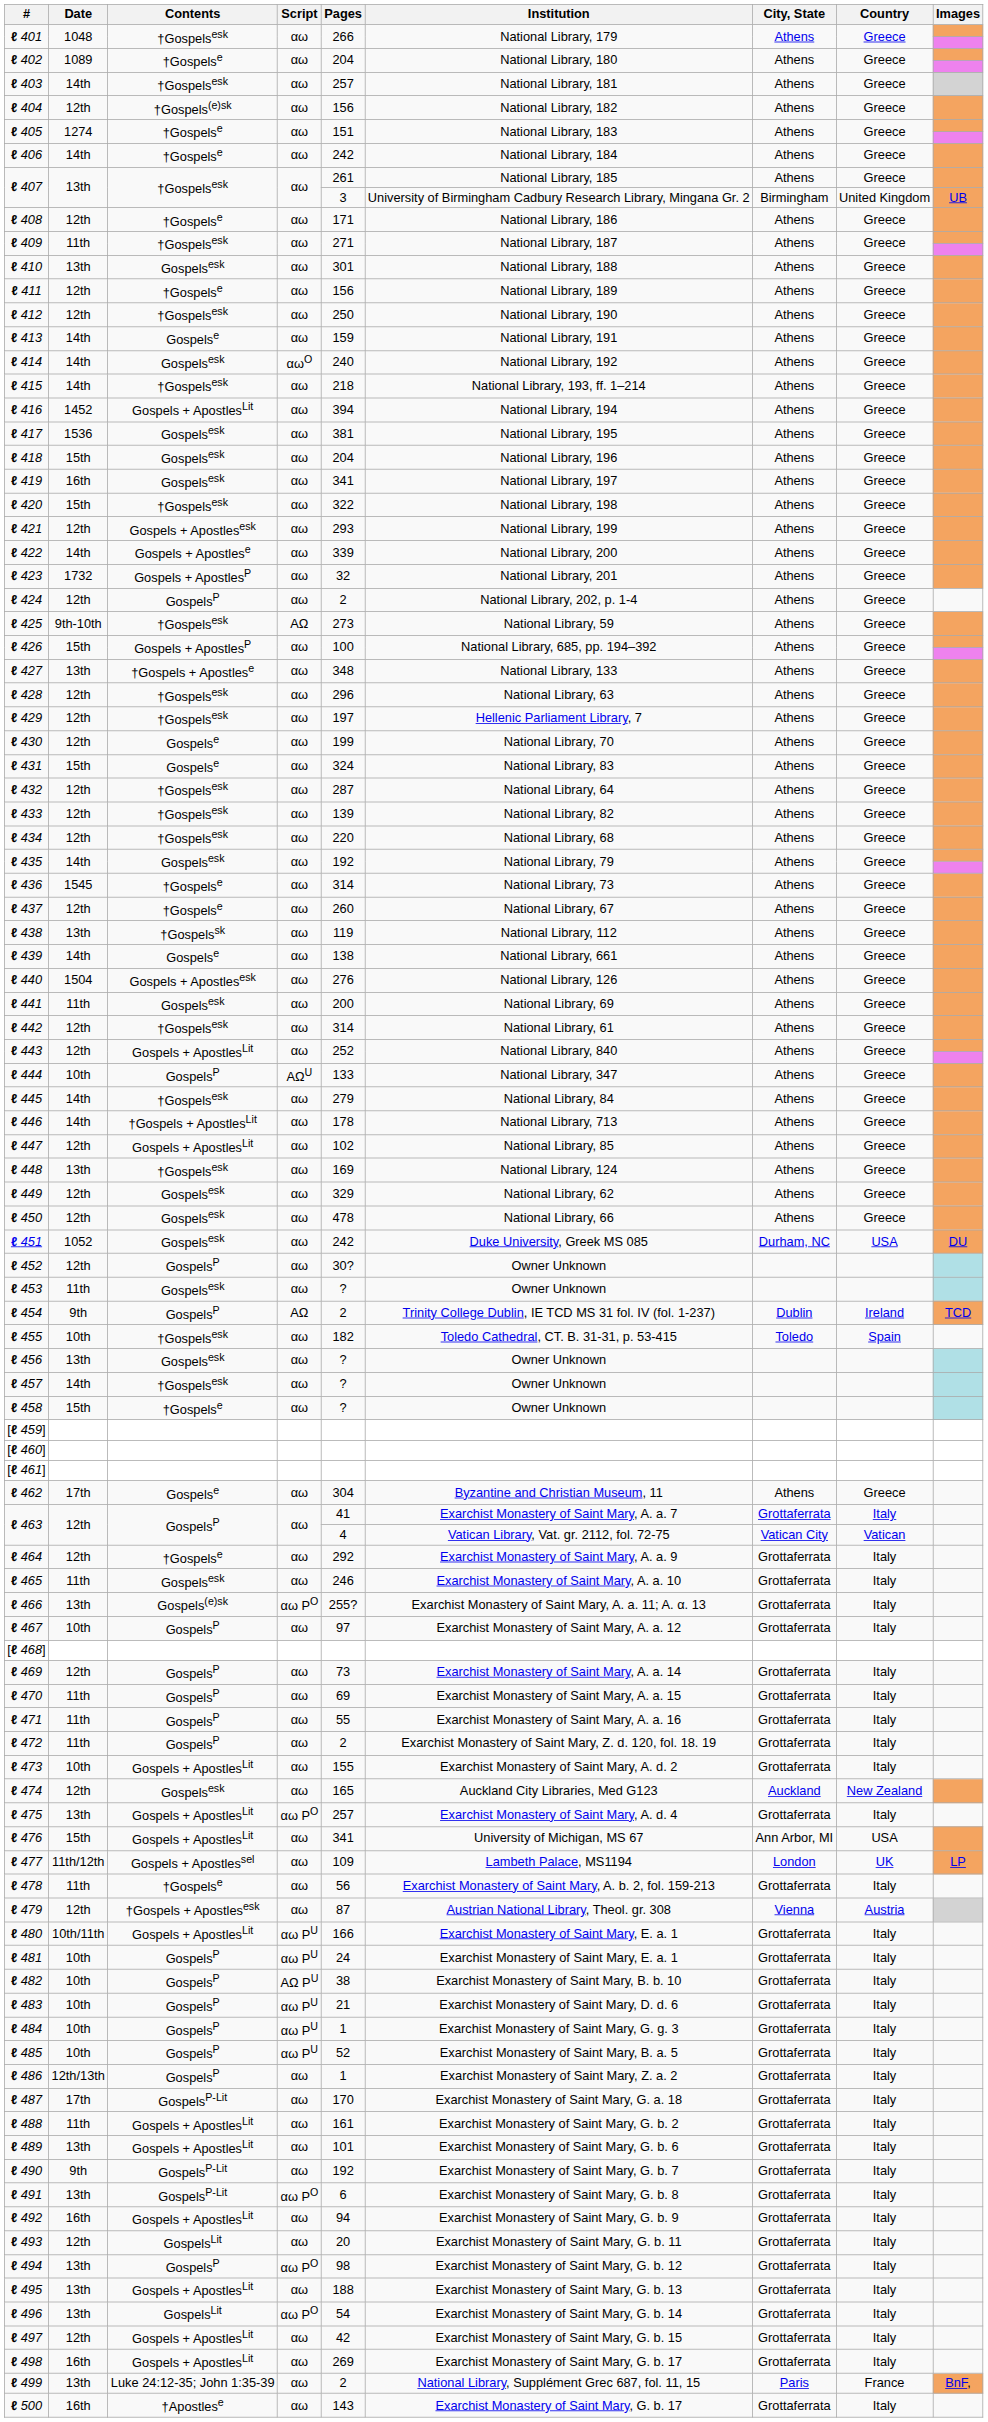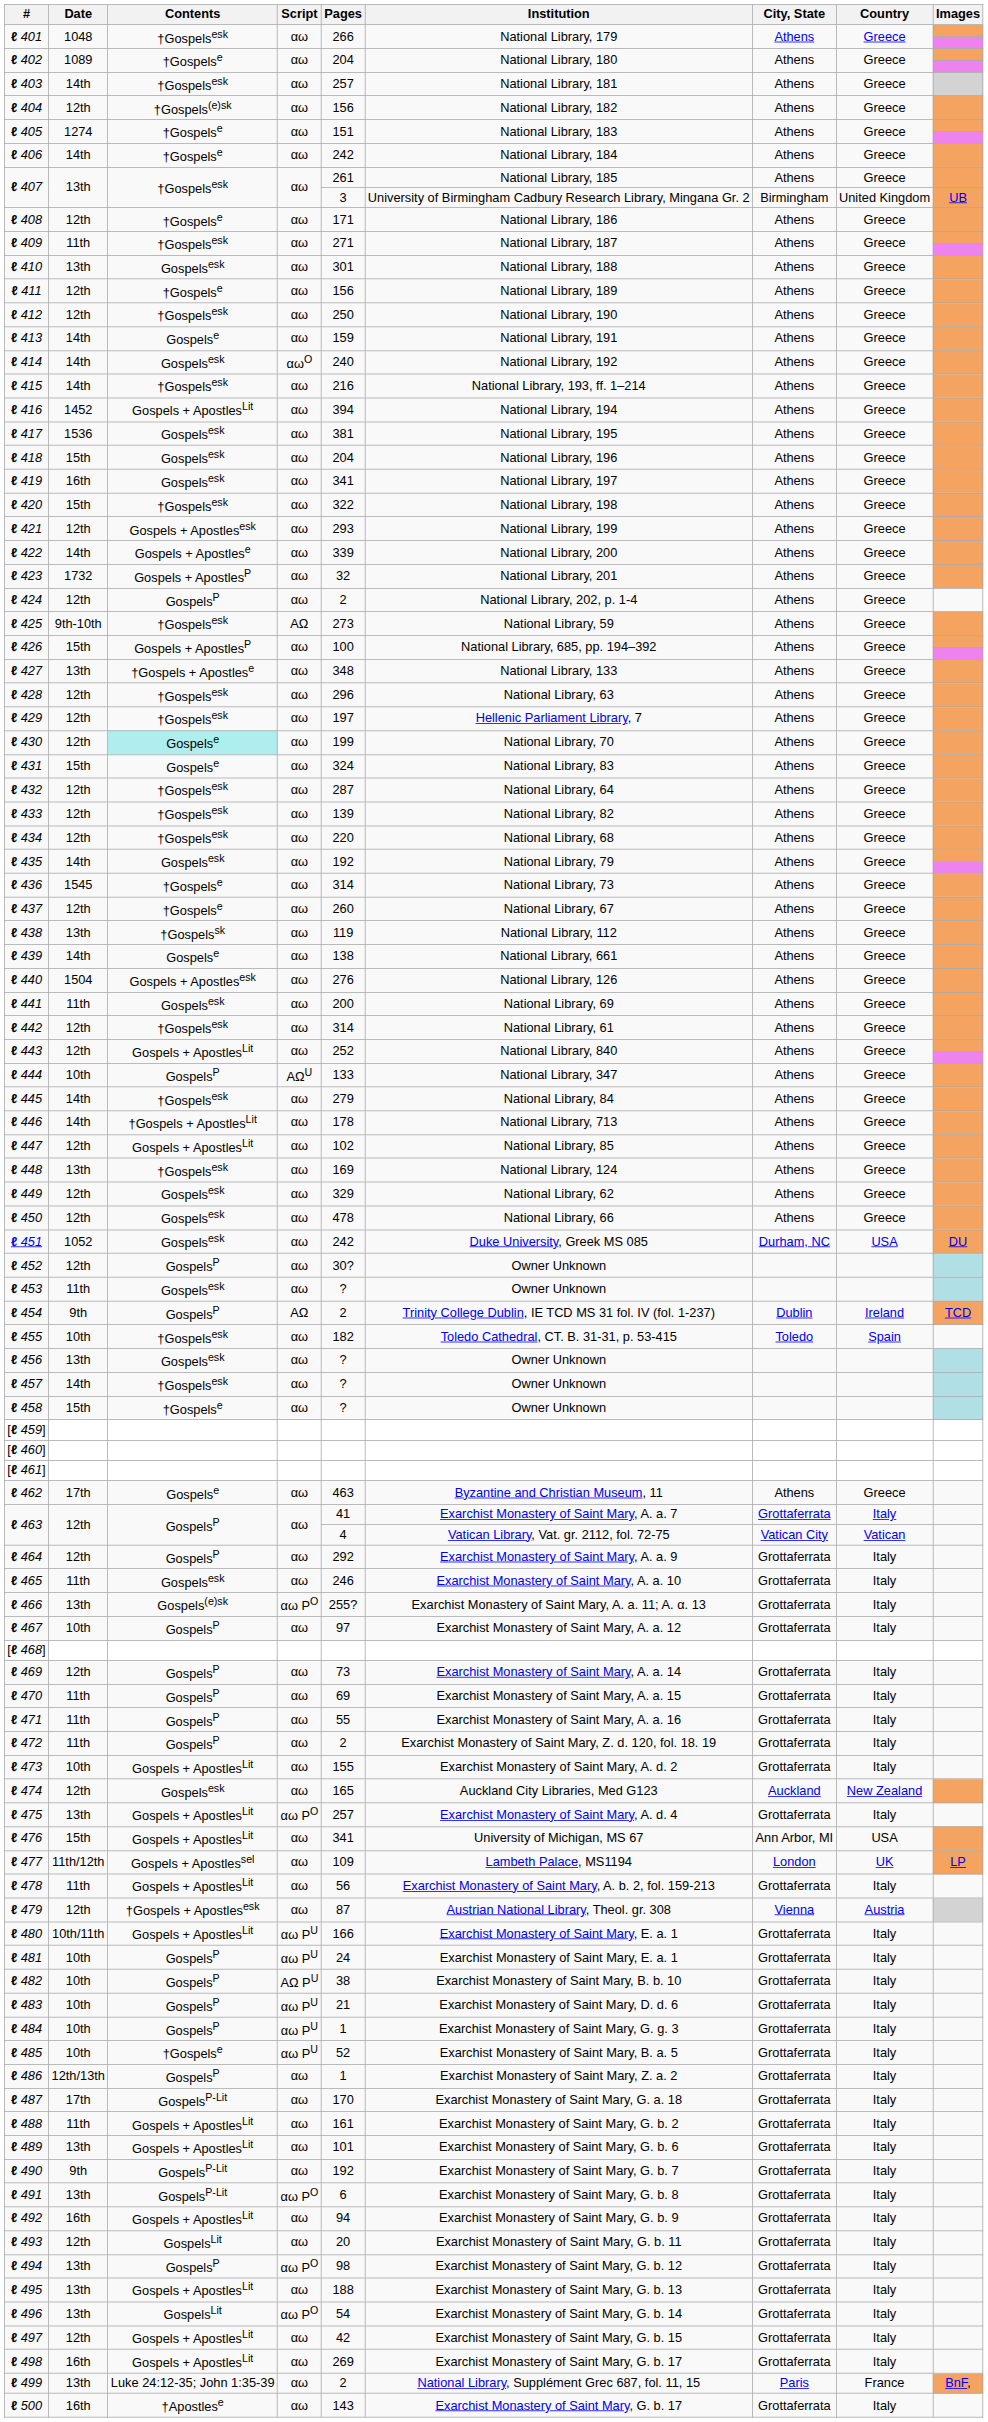(343, 386) 218 -> (343, 386) 216
(193, 742) no background -> (193, 742) paleturquoise background
(343, 1492) 304 -> (343, 1492) 463
(193, 1557) †Gospelse -> (193, 1557) GospelsP
(193, 1886) †Gospelse -> (193, 1886) Gospels + ApostlesLit
(193, 2052) GospelsP -> (193, 2052) †Gospelse
